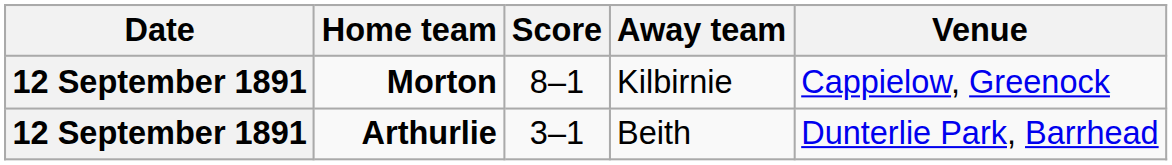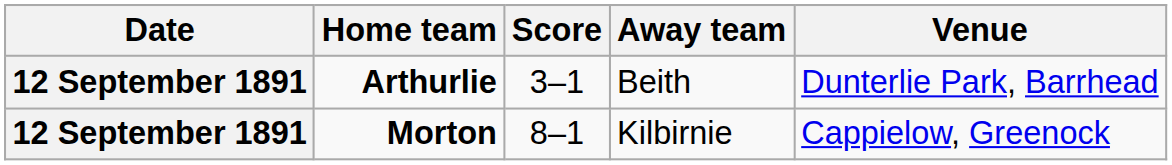rows swapped: (429, 133) <-> (442, 81)
